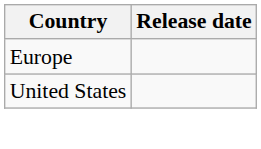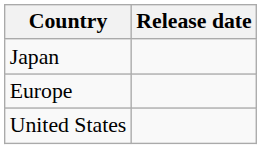+ row: (34, 56)
